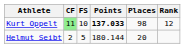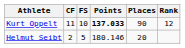(70, 23) lightgreen background -> (70, 23) no background
(142, 23) 98 -> (142, 23) 90
(108, 36) 180.144 -> (108, 36) 180.146
